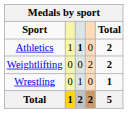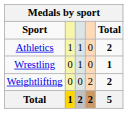(80, 47) bold -> (80, 47) normal
rows swapped: (35, 81) <-> (35, 64)
